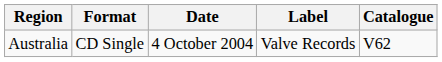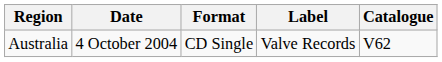columns swapped: (202, 17) <-> (110, 17)
